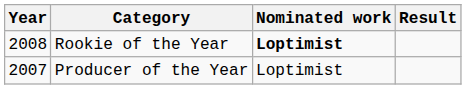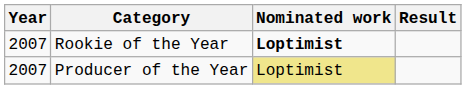(28, 44) 2008 -> (28, 44) 2007
(300, 70) no background -> (300, 70) khaki background
